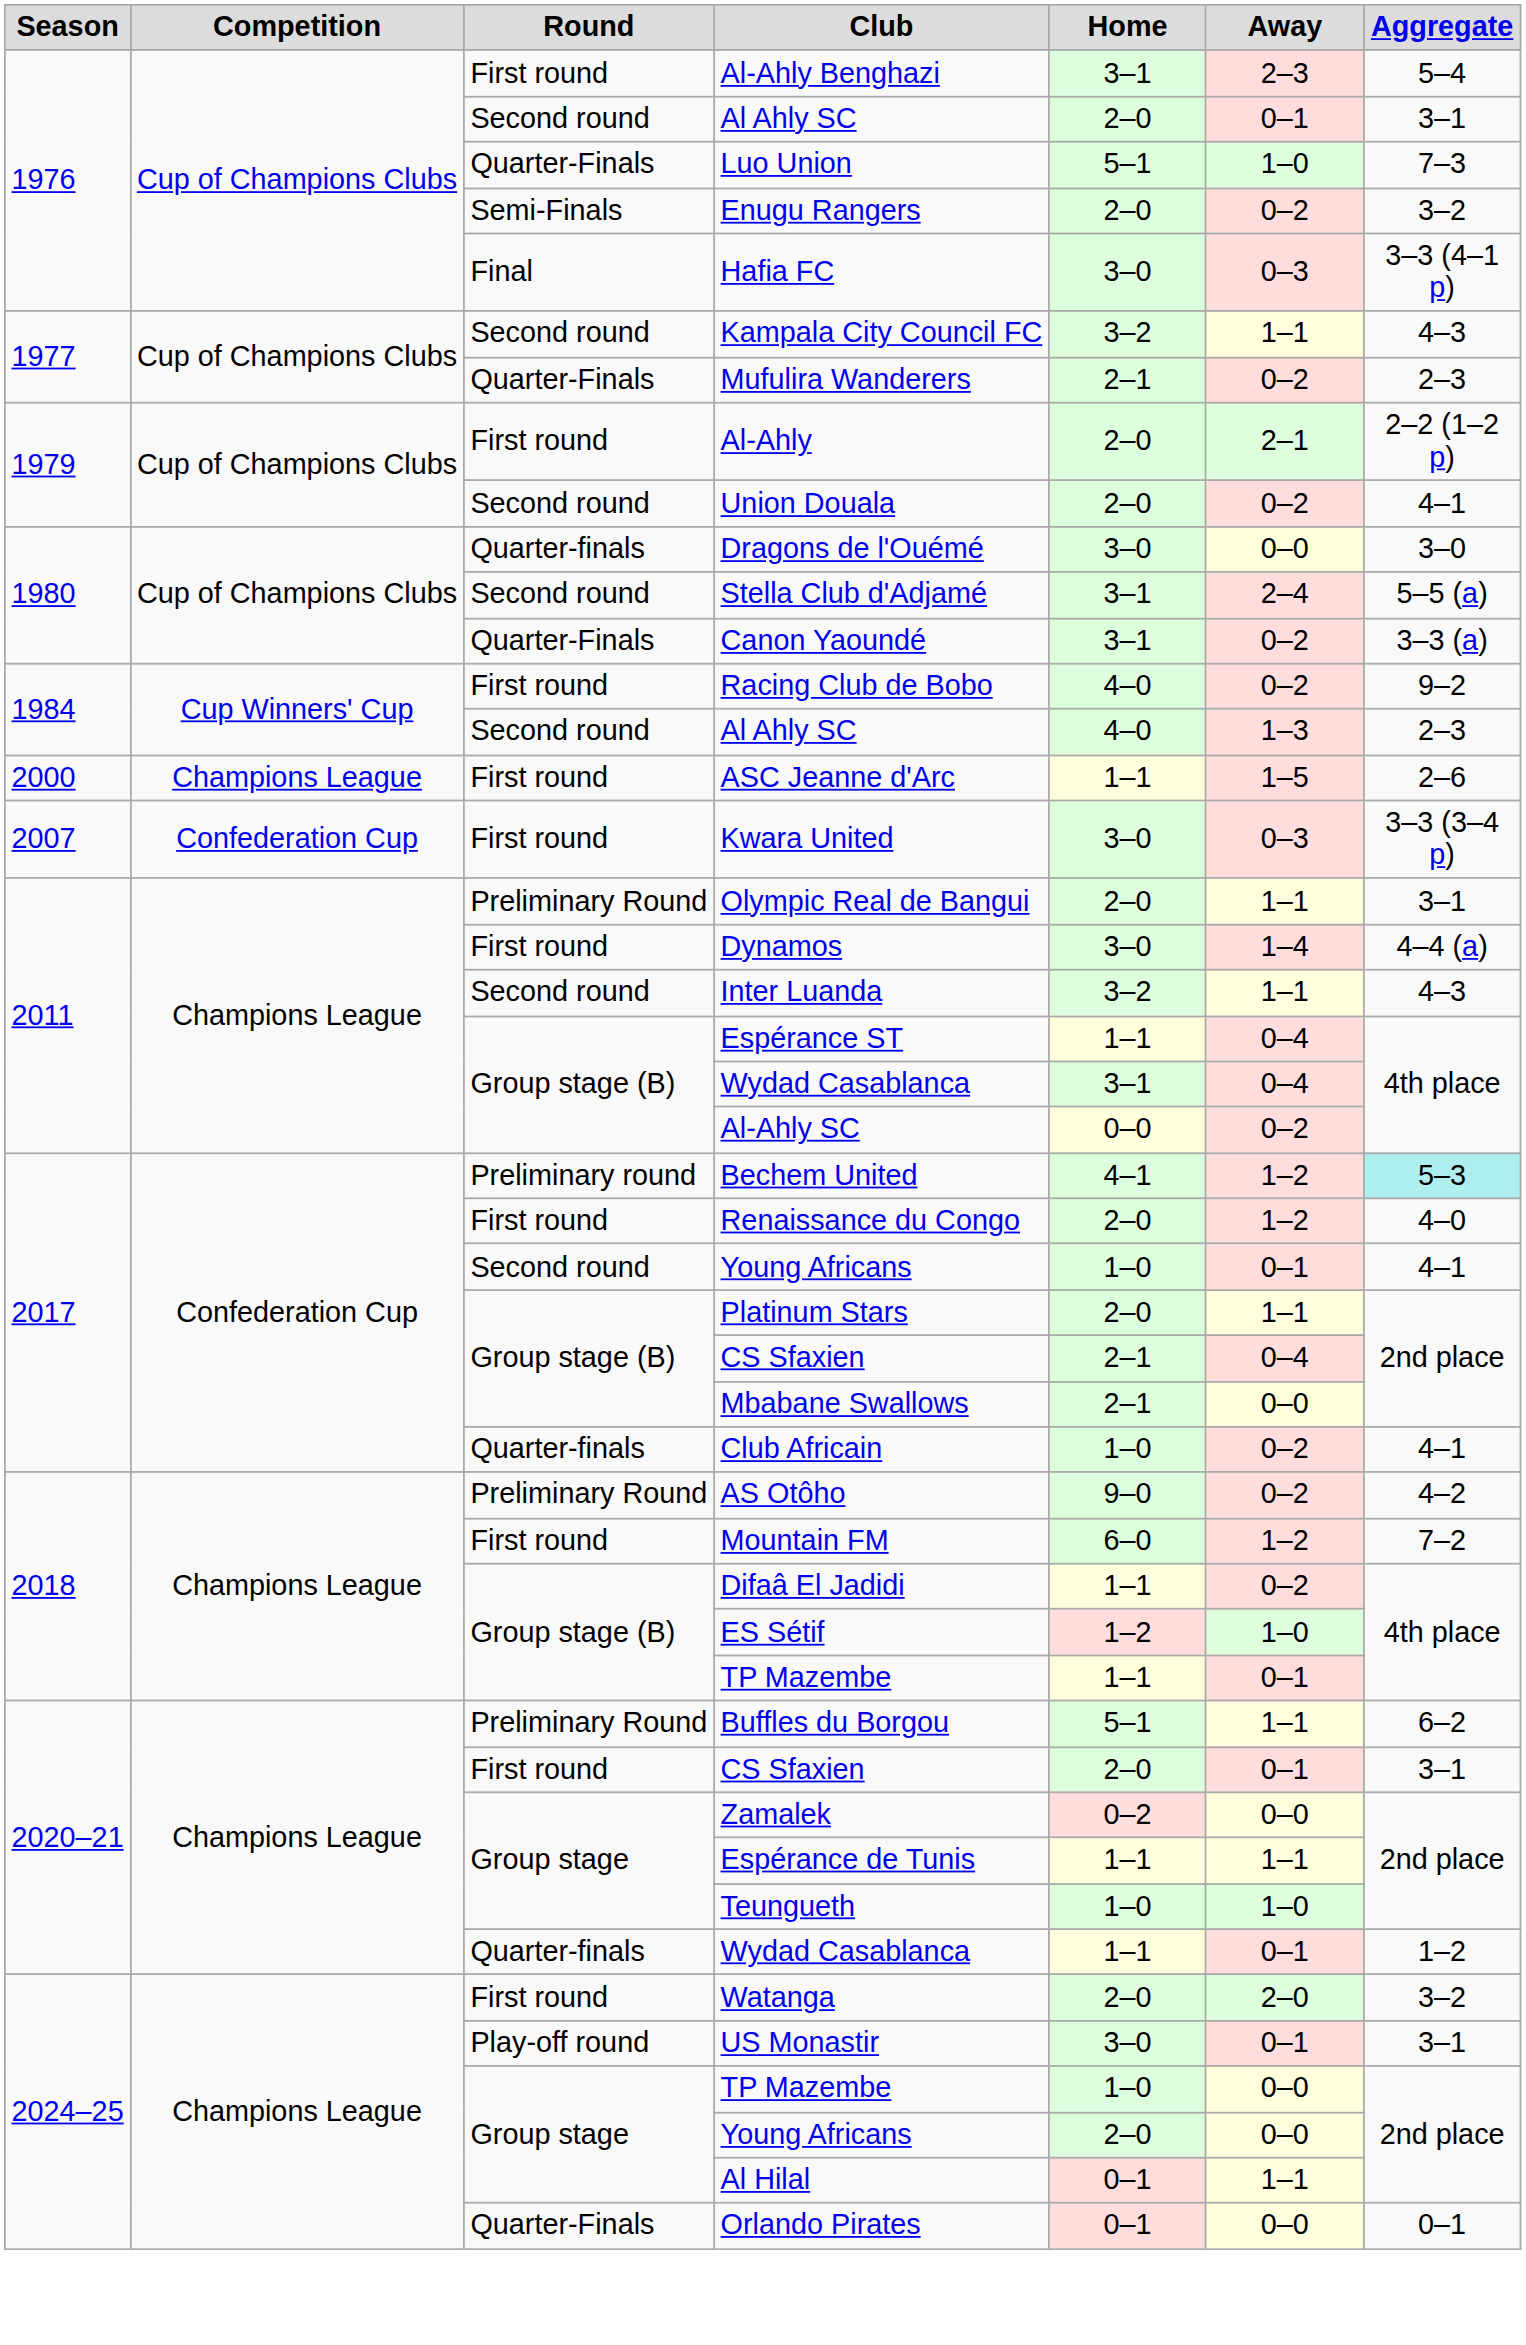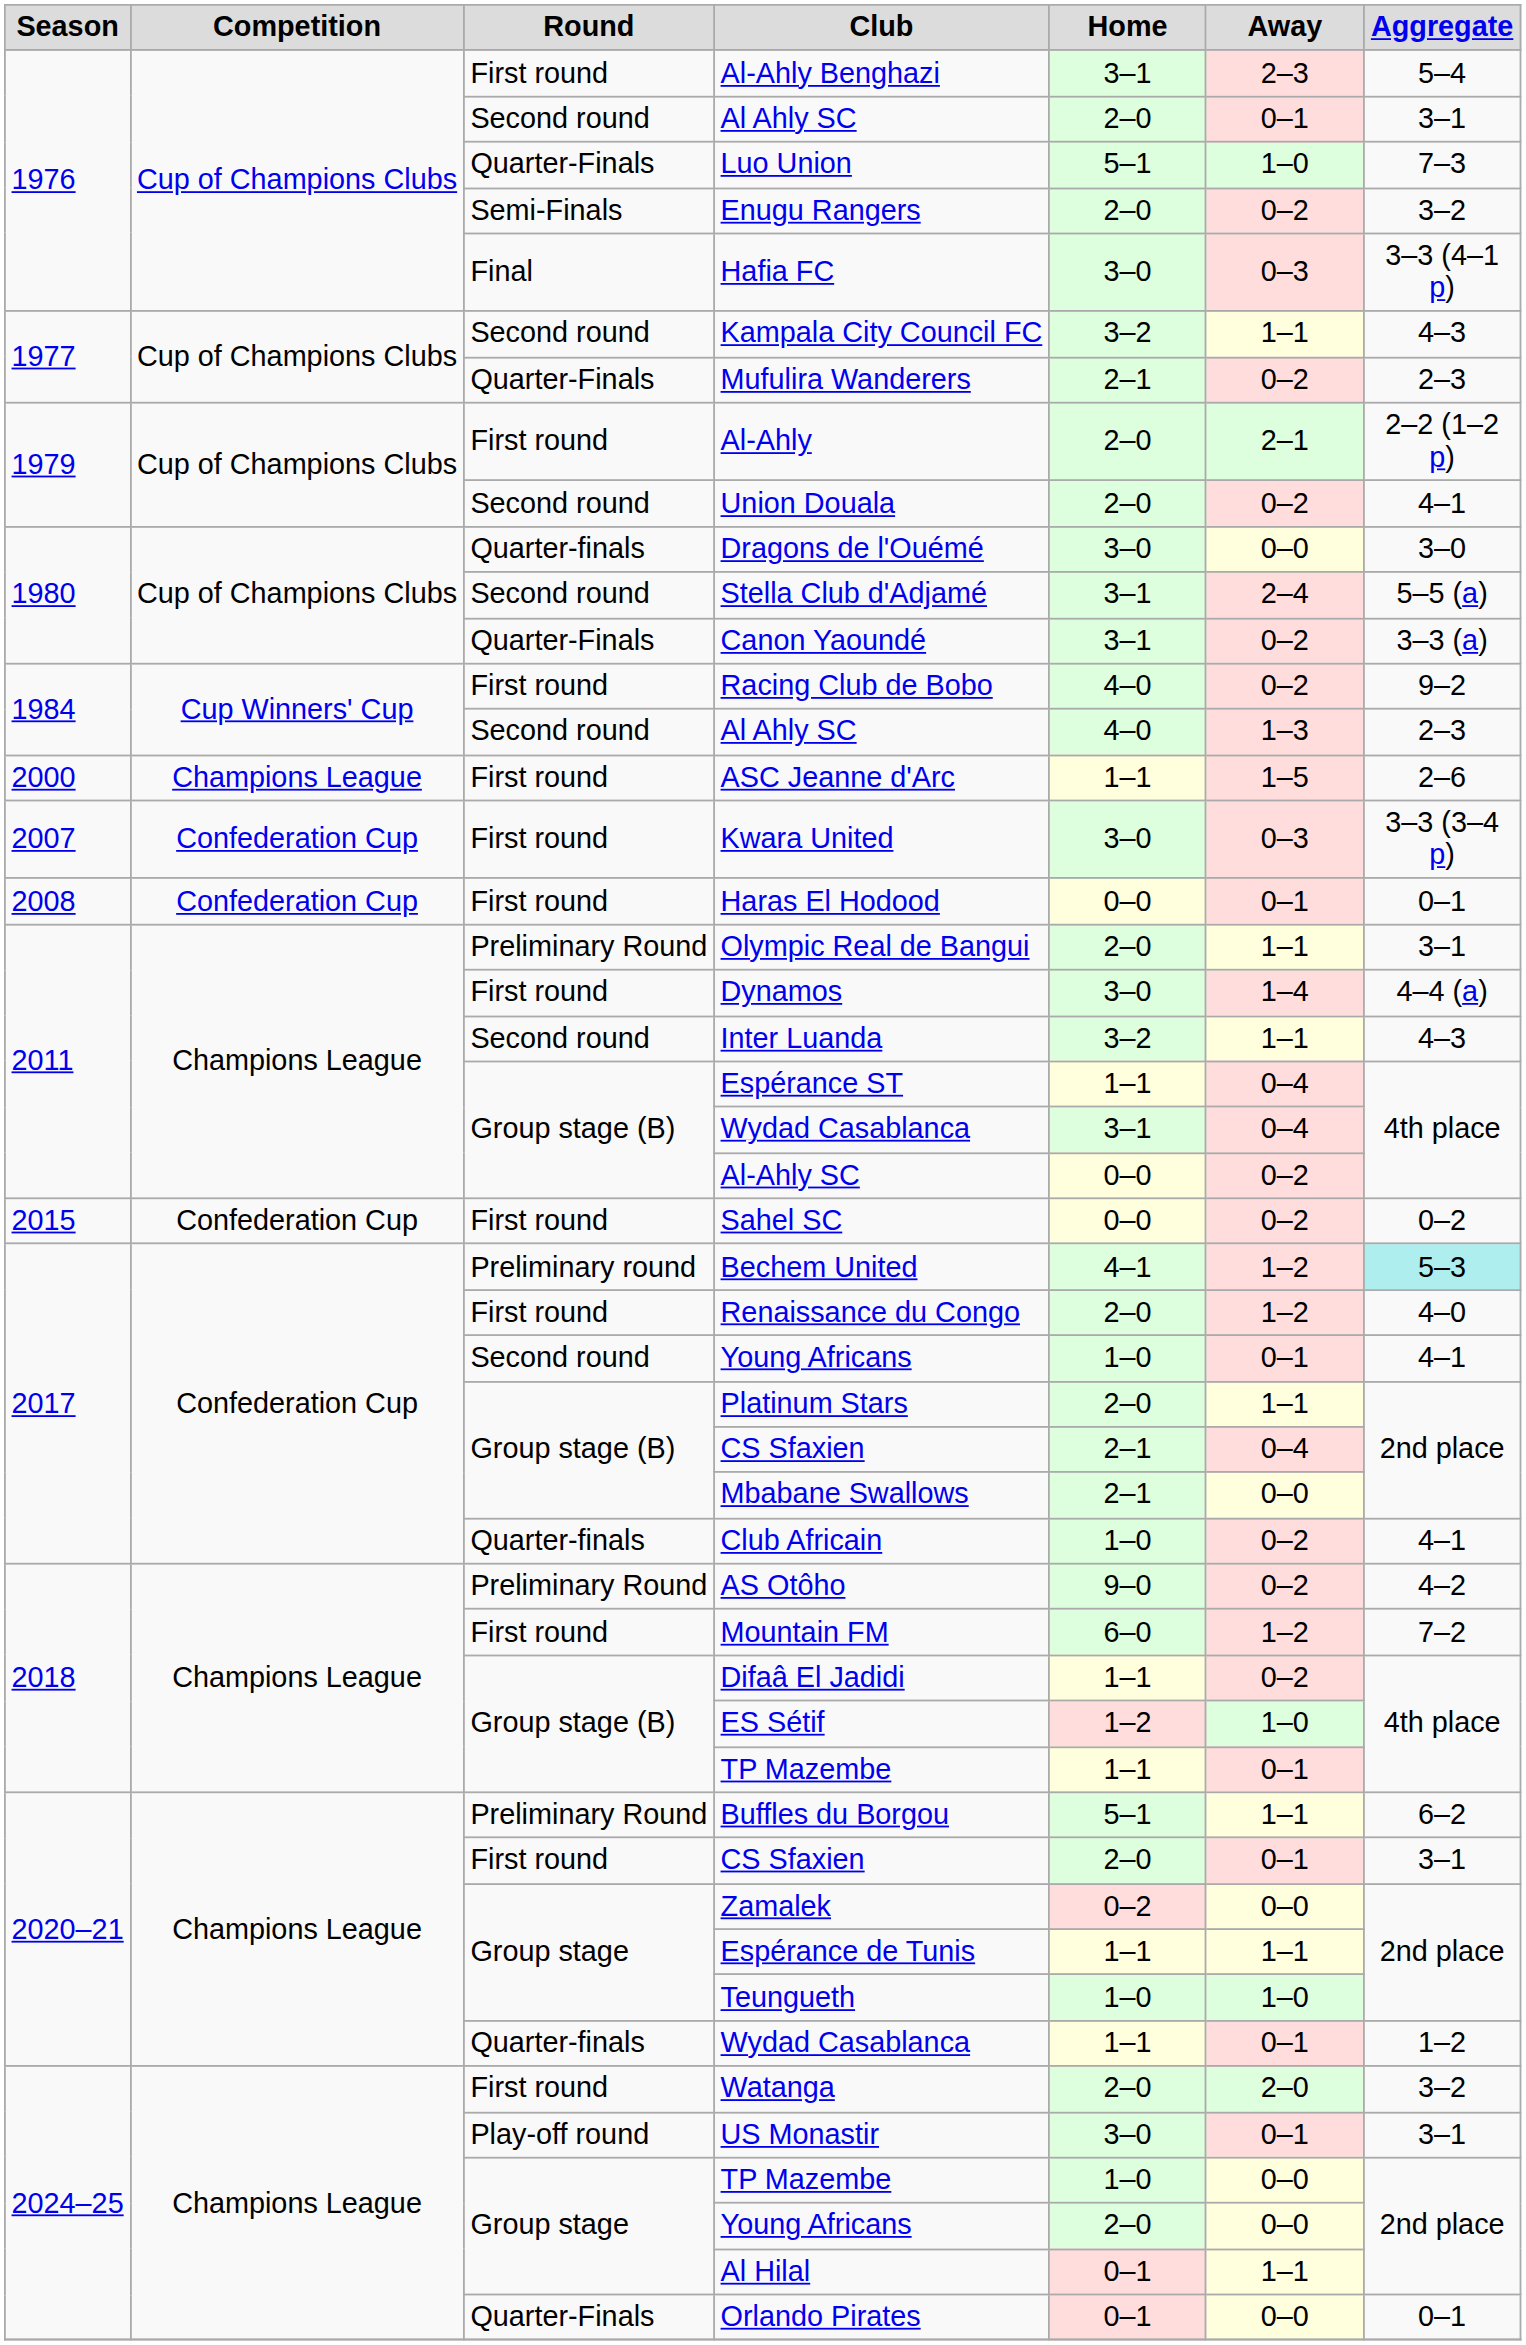+ row: (44, 901)
+ row: (44, 1220)
